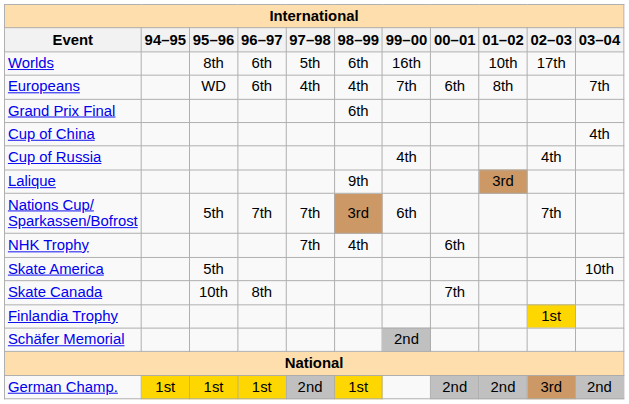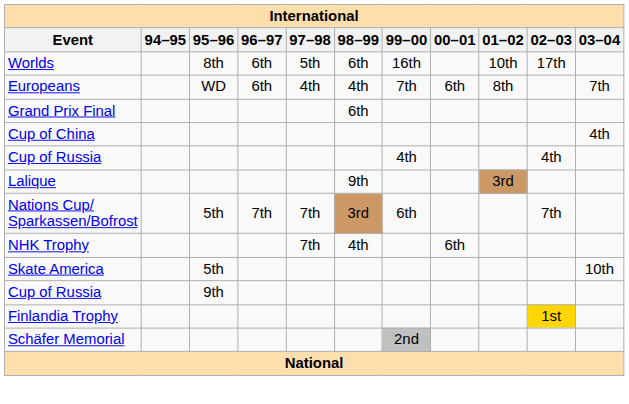- row: (55, 292)
+ row: (55, 292)
- row: (63, 387)
